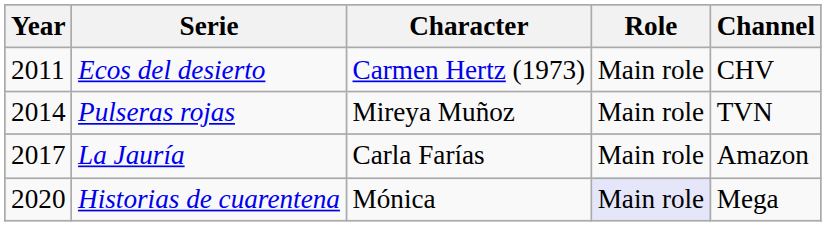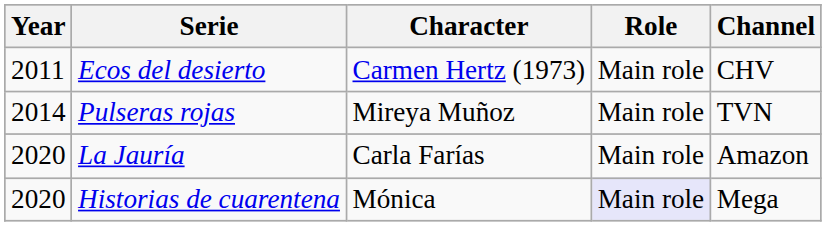(38, 155) 2017 -> (38, 155) 2020
